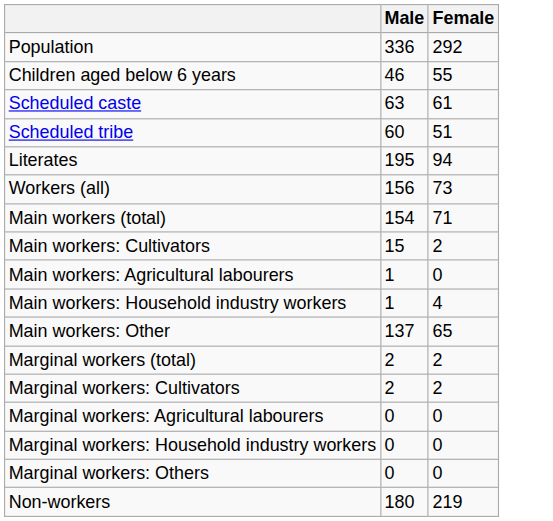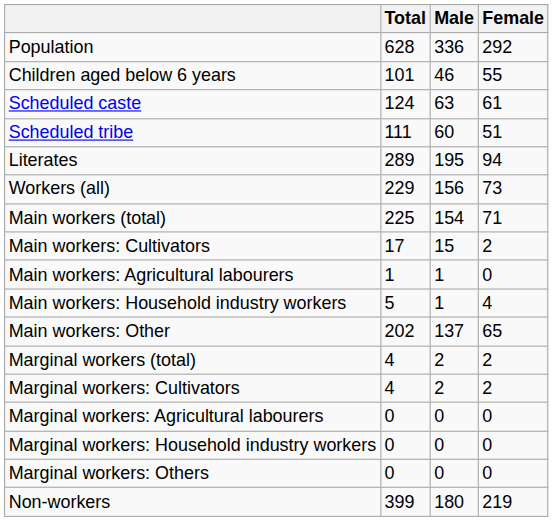+ column: (405, 18)
